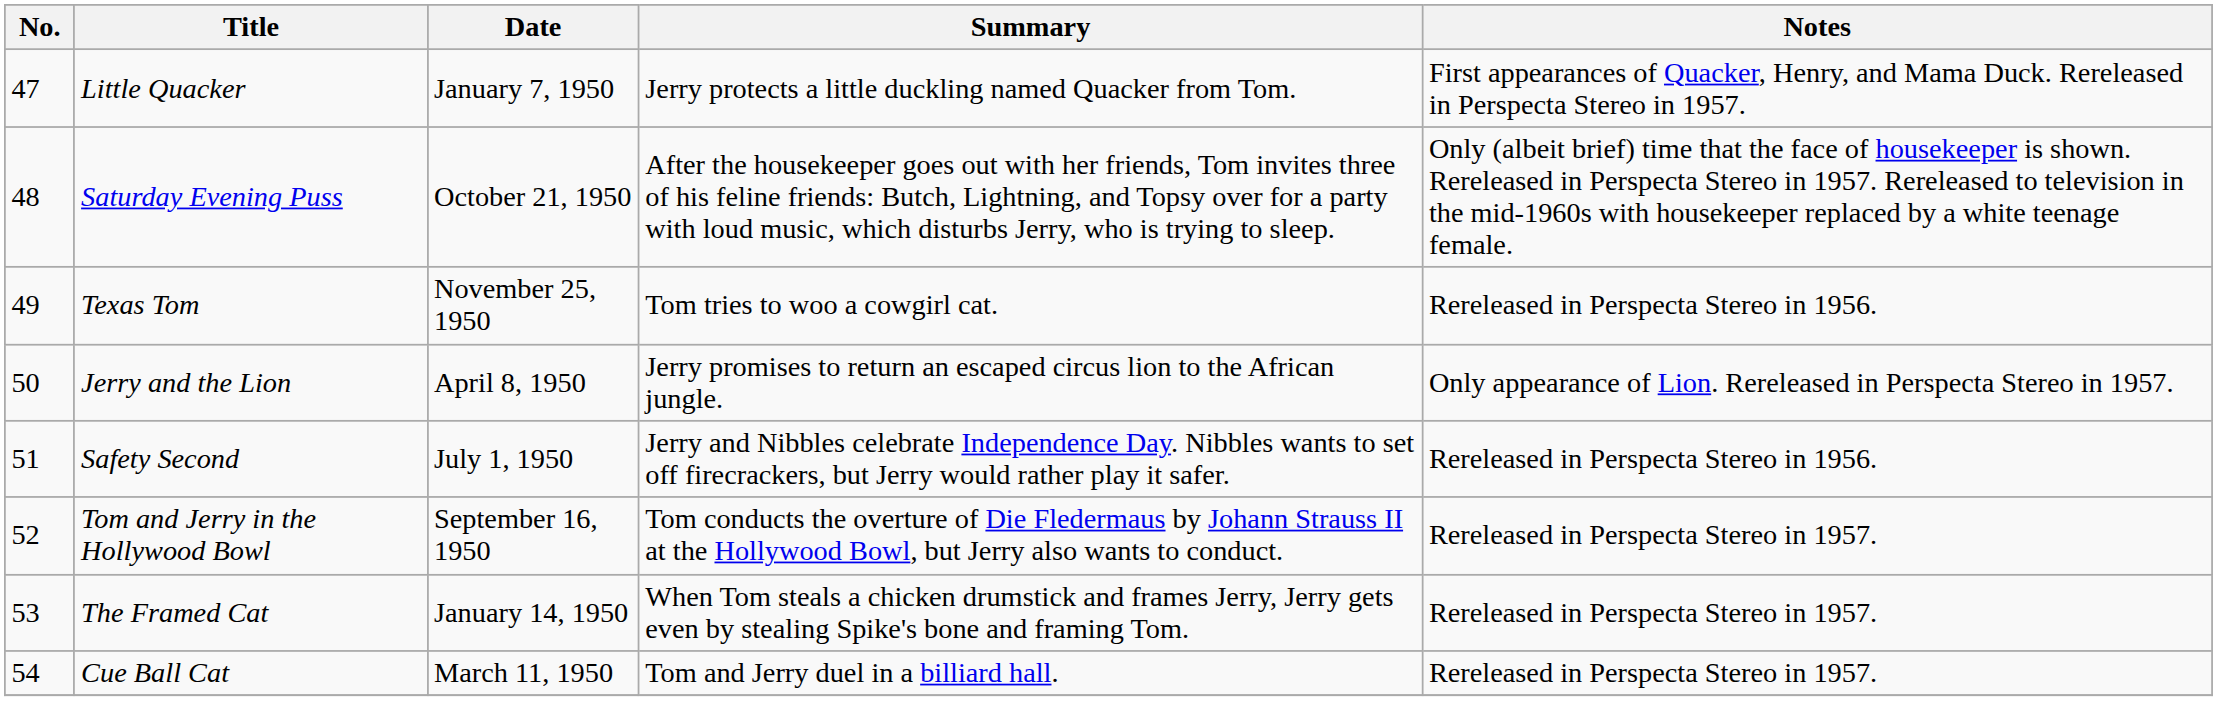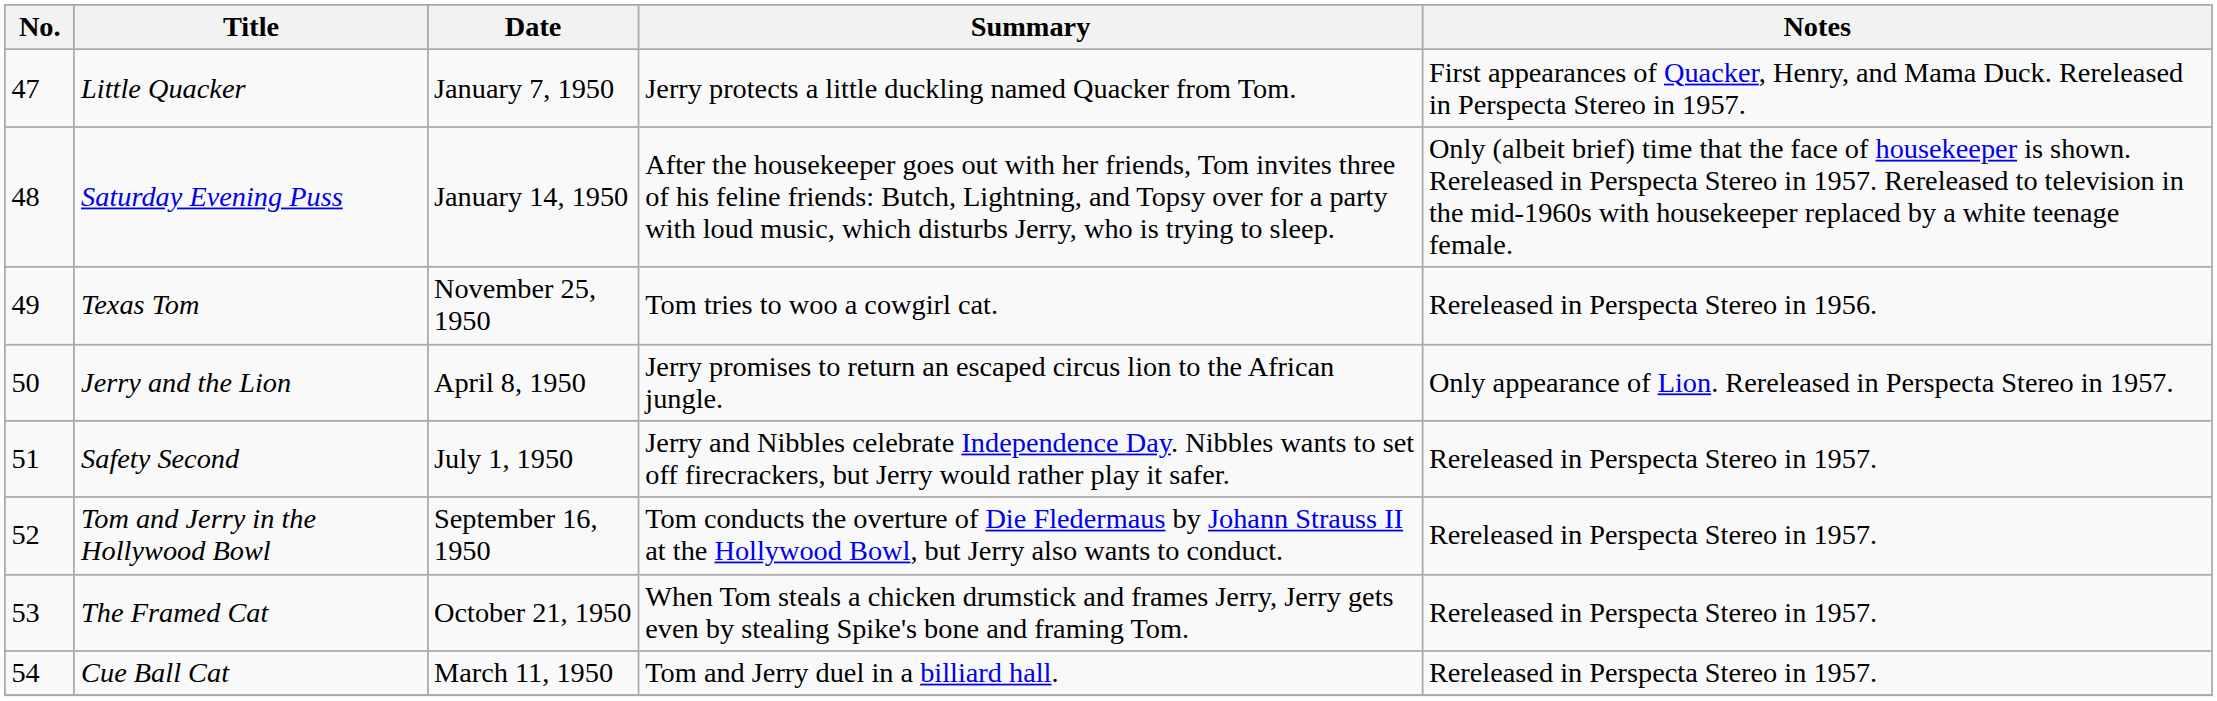(533, 196) October 21, 1950 -> (531, 196) January 14, 1950
(1653, 458) Rereleased in Perspecta Stereo in 1956. -> (1653, 458) Rereleased in Perspecta Stereo in 1957.
(531, 612) January 14, 1950 -> (533, 612) October 21, 1950
